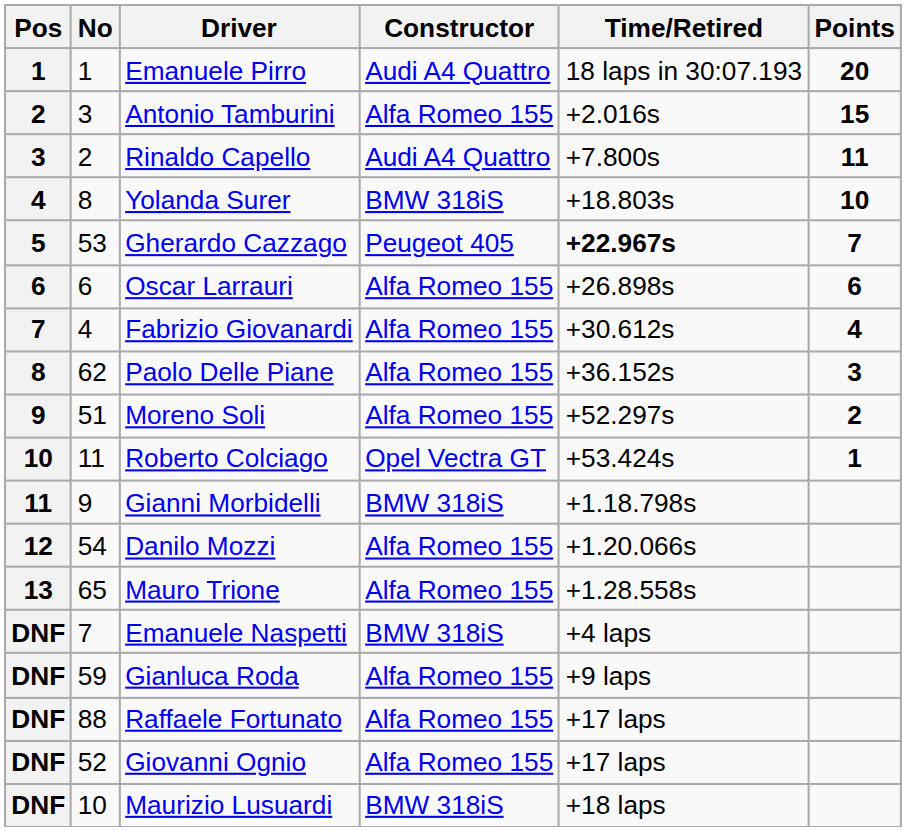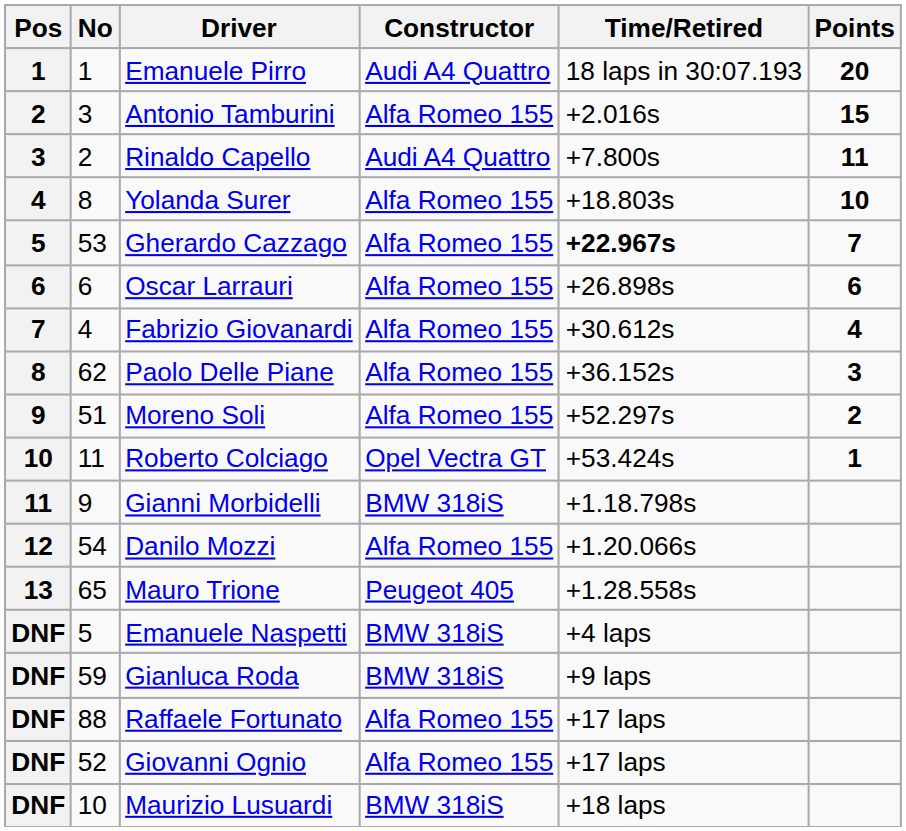(434, 199) BMW 318iS -> (459, 199) Alfa Romeo 155
(440, 243) Peugeot 405 -> (459, 243) Alfa Romeo 155
(459, 589) Alfa Romeo 155 -> (440, 589) Peugeot 405
(85, 632) 7 -> (85, 632) 5
(459, 675) Alfa Romeo 155 -> (434, 675) BMW 318iS
